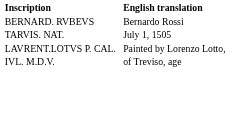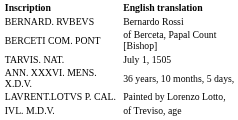+ row: (53, 40)
+ row: (51, 78)
